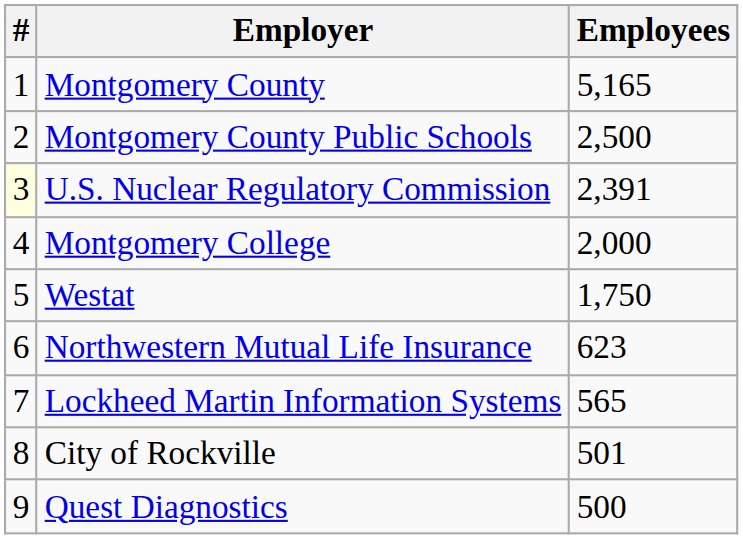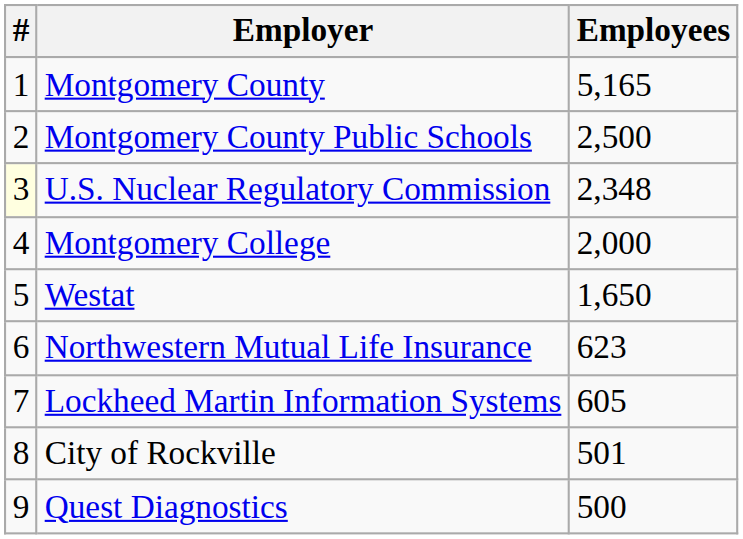(614, 189) 2,391 -> (614, 189) 2,348
(614, 294) 1,750 -> (614, 294) 1,650
(602, 400) 565 -> (602, 400) 605
